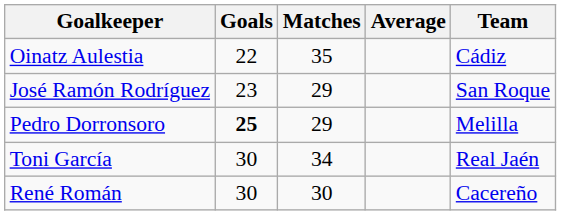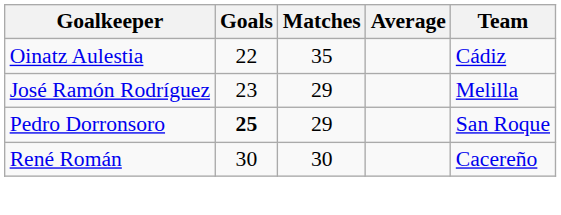(503, 90) San Roque -> (487, 90) Melilla
(487, 124) Melilla -> (503, 124) San Roque
- row: (61, 158)
